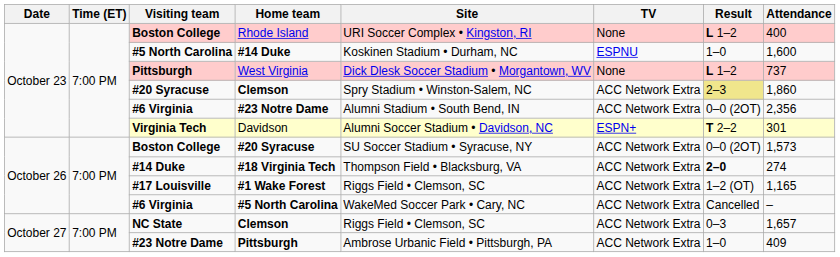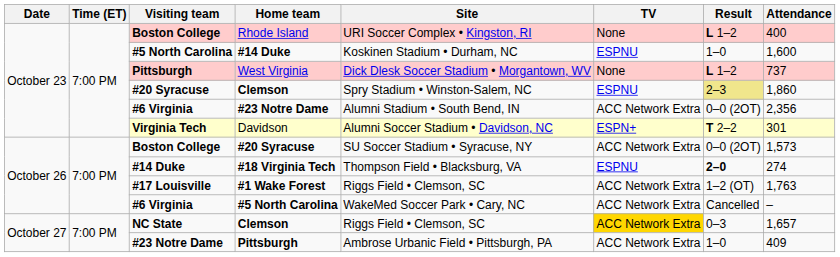(649, 90) ACC Network Extra -> (617, 90) ESPNU
(649, 166) ACC Network Extra -> (617, 166) ESPNU
(781, 185) 1,165 -> (781, 185) 1,763
(649, 223) no background -> (649, 223) gold background
